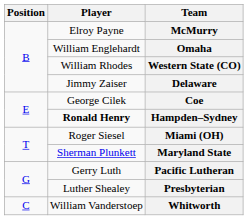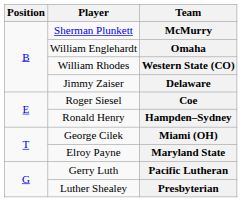(96, 30) Elroy Payne -> (93, 30) Sherman Plunkett
(96, 100) George Cilek -> (93, 100) Roger Siesel
(96, 118) bold -> (93, 118) normal
(96, 135) Roger Siesel -> (93, 135) George Cilek
(96, 153) Sherman Plunkett -> (93, 153) Elroy Payne
- row: (194, 205)
